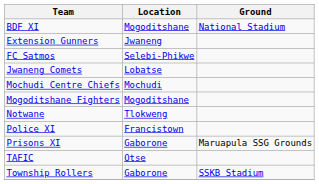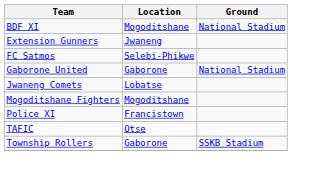+ row: (47, 70)
- row: (63, 85)
- row: (25, 114)
- row: (33, 143)
